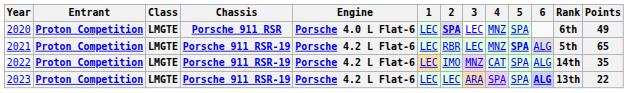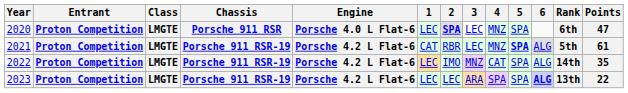(603, 29) 49 -> (603, 29) 47
(429, 46) LEC -> (429, 46) CAT
(603, 46) 65 -> (603, 46) 61
